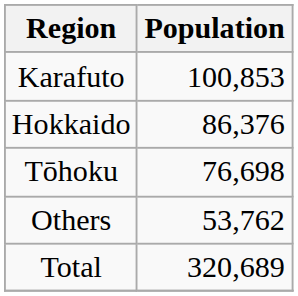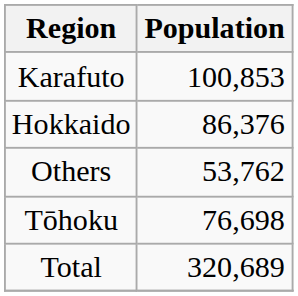rows swapped: (71, 171) <-> (71, 219)
